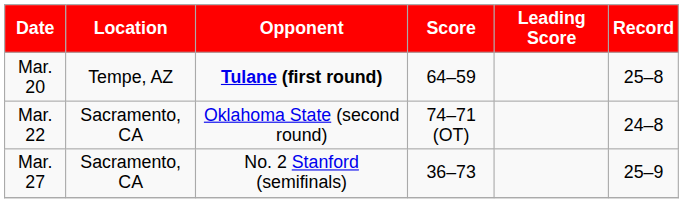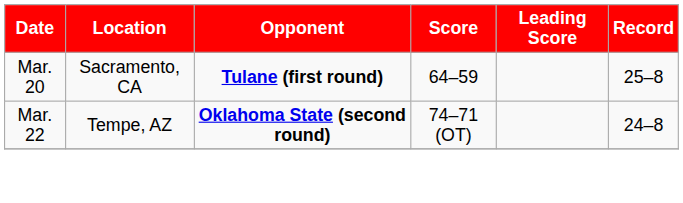(131, 76) Tempe, AZ -> (130, 76) Sacramento, CA
(131, 124) Sacramento, CA -> (130, 124) Tempe, AZ
(302, 124) normal -> (302, 124) bold
- row: (35, 173)
